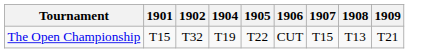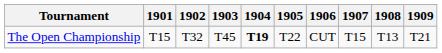+ column: (225, 15)
(225, 37) normal -> (257, 37) bold
